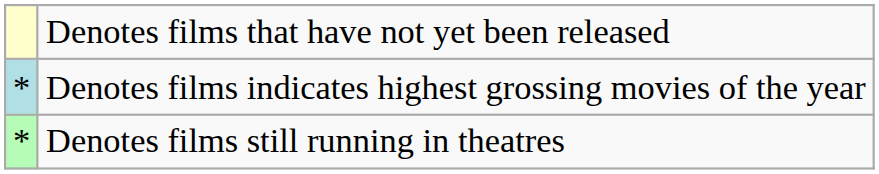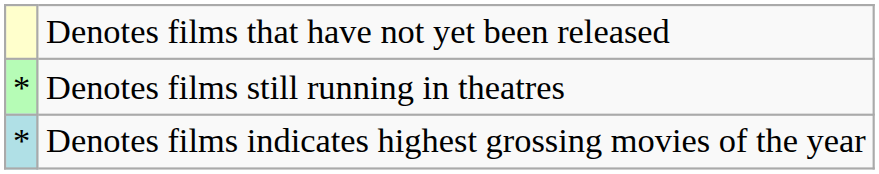rows swapped: (305, 140) <-> (456, 86)
